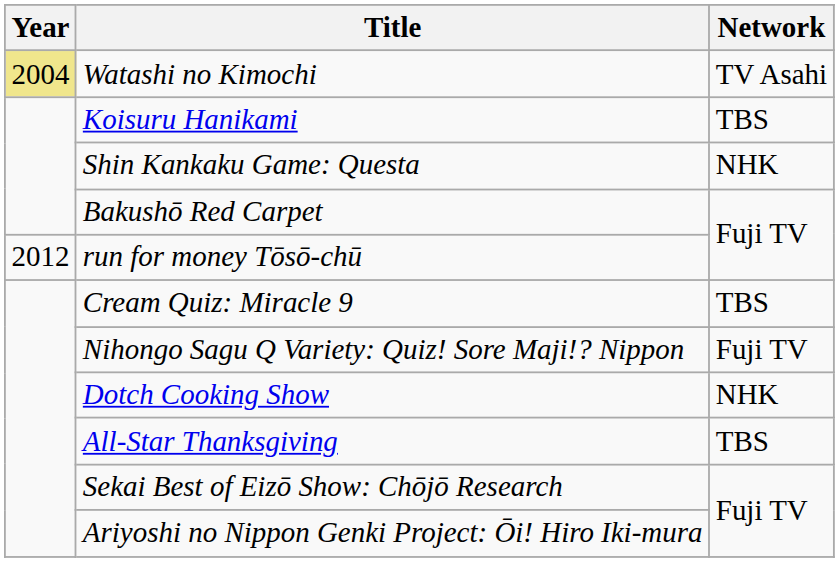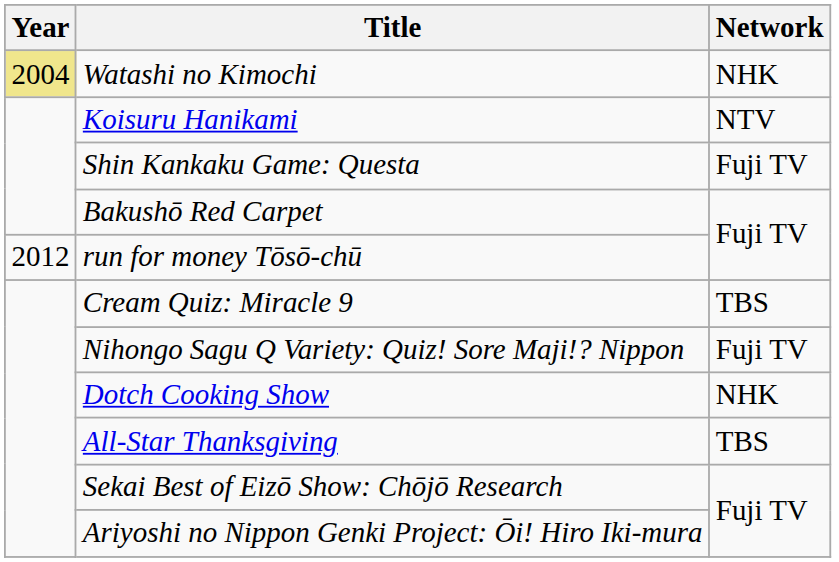(771, 73) TV Asahi -> (747, 73) NHK
(742, 119) TBS -> (746, 119) NTV
(747, 165) NHK -> (762, 165) Fuji TV
